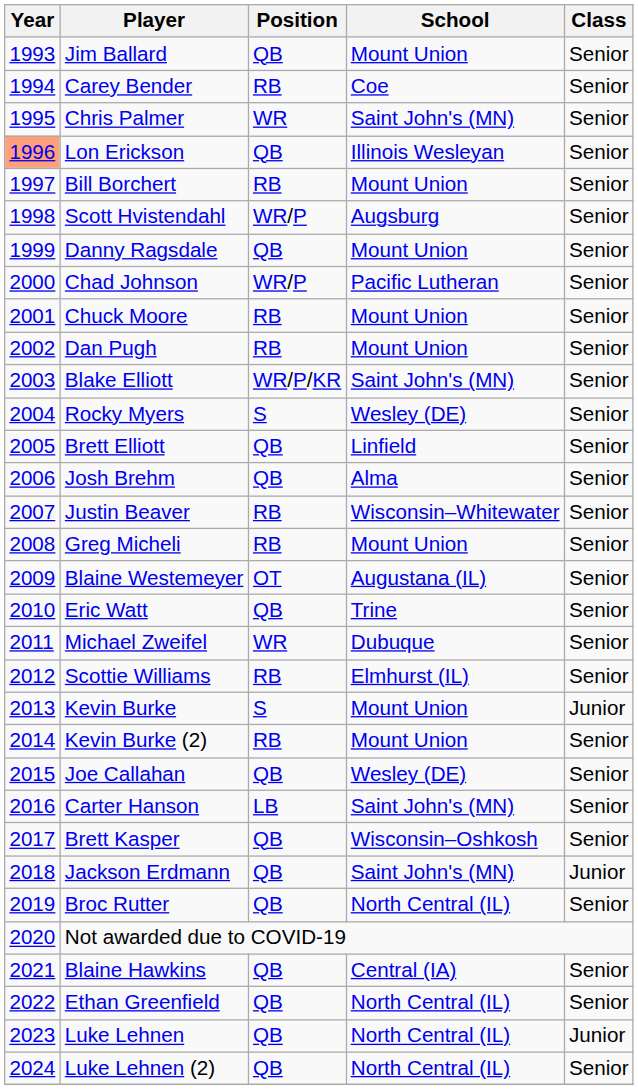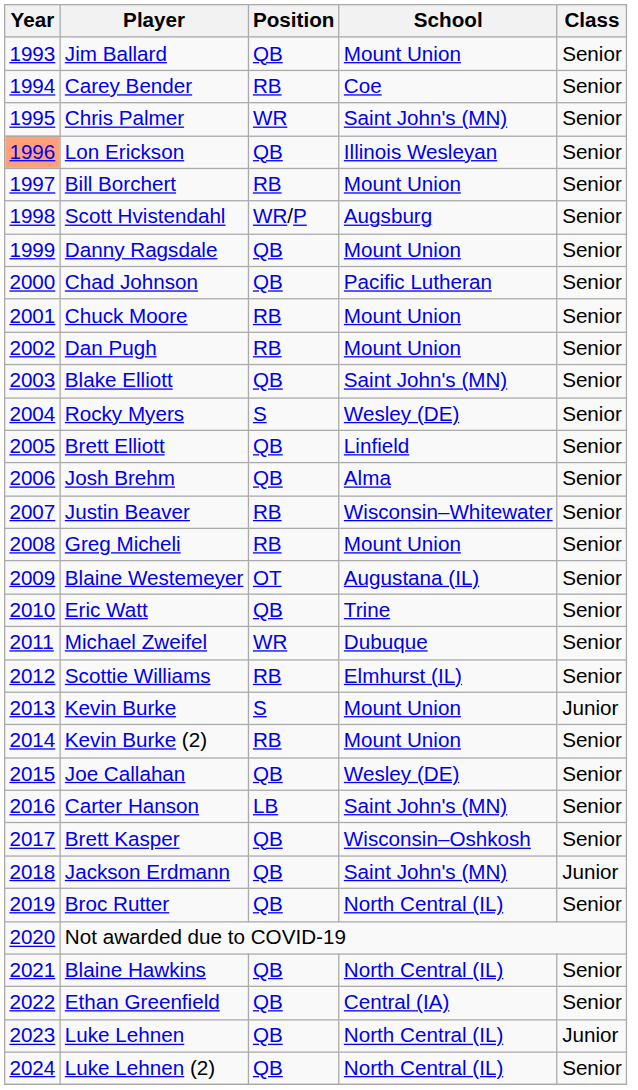(280, 282) WR/P -> (268, 282) QB
(297, 380) WR/P/KR -> (268, 380) QB
(404, 970) Central (IA) -> (424, 970) North Central (IL)
(430, 1002) North Central (IL) -> (397, 1002) Central (IA)
